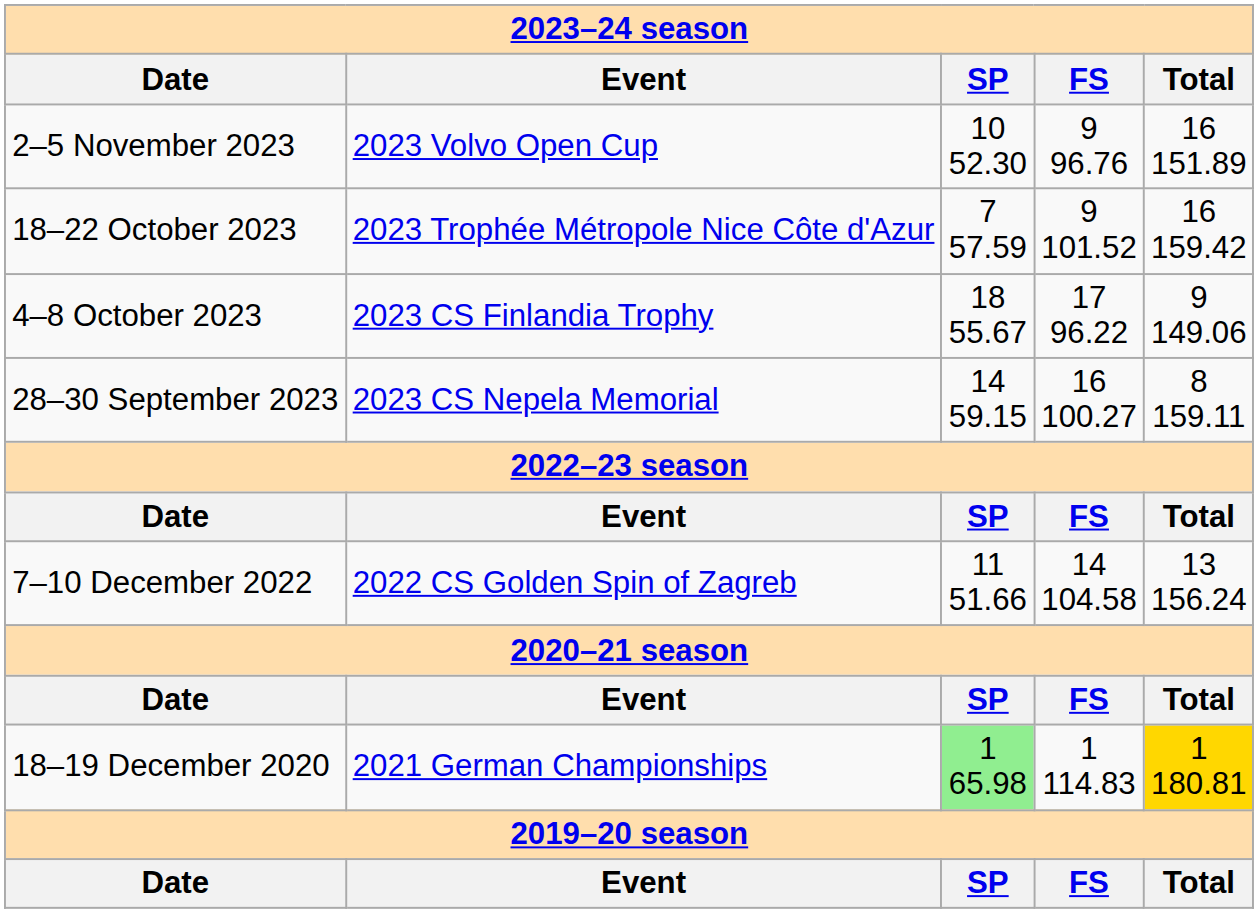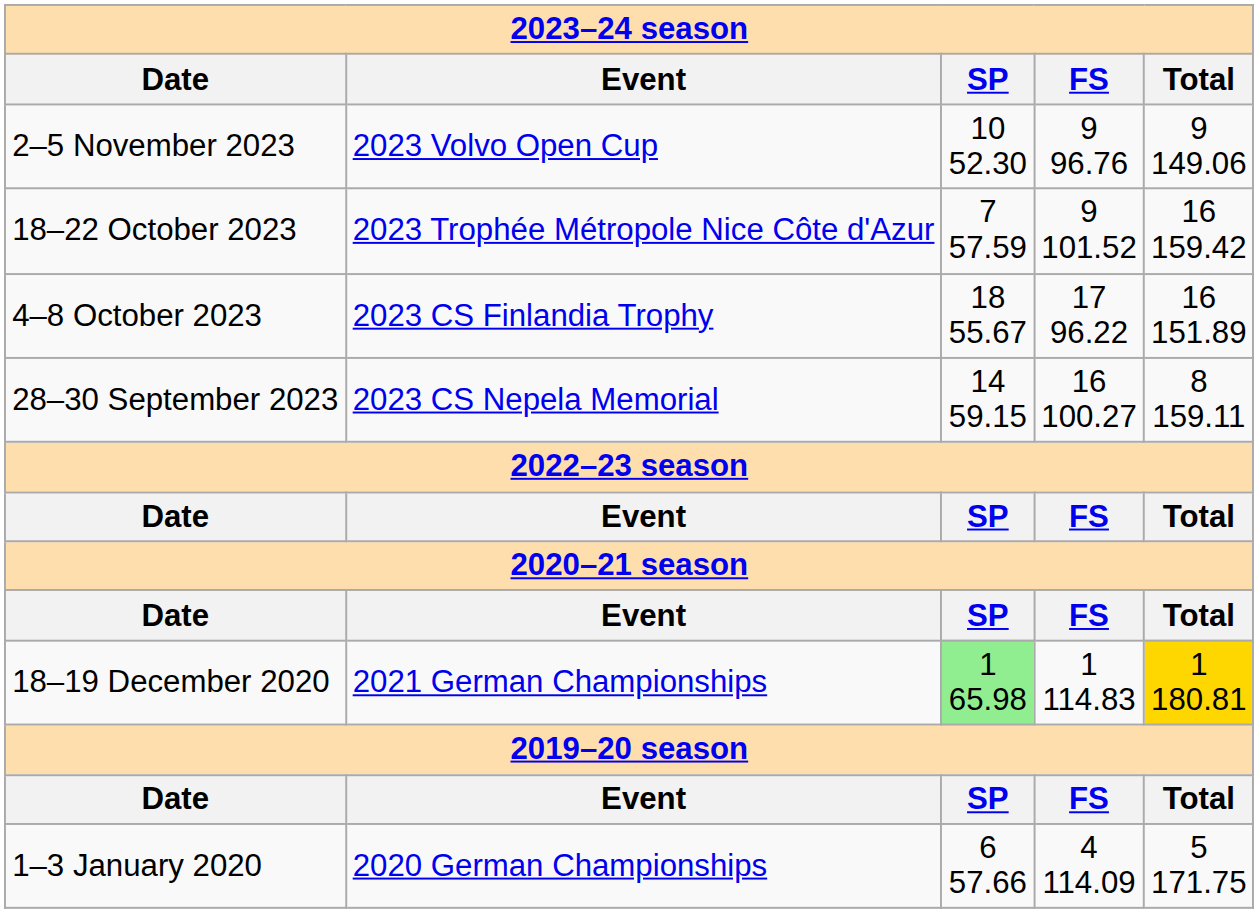(1199, 145) 16 151.89 -> (1199, 145) 9 149.06
(1199, 314) 9 149.06 -> (1199, 314) 16 151.89
- row: (162, 583)
+ row: (137, 865)
